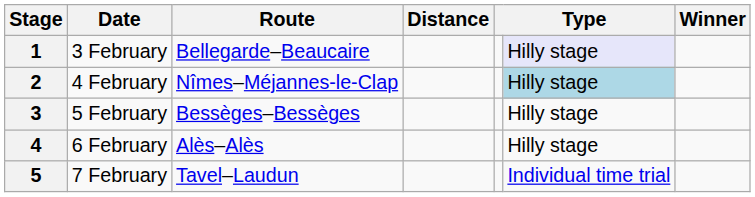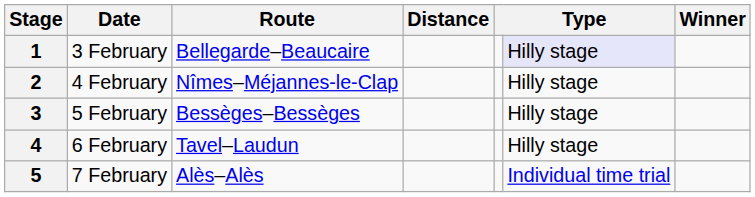(553, 82) lightblue background -> (553, 82) no background
(220, 144) Alès–Alès -> (237, 144) Tavel–Laudun
(237, 176) Tavel–Laudun -> (220, 176) Alès–Alès
